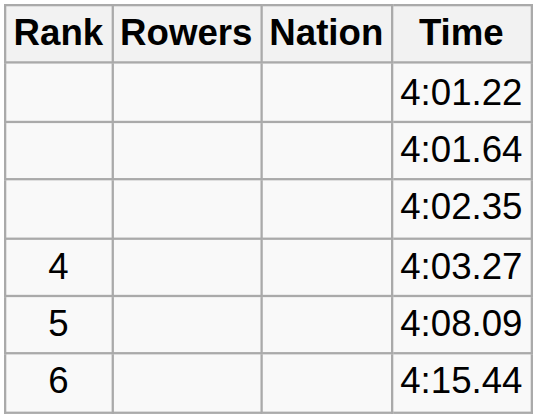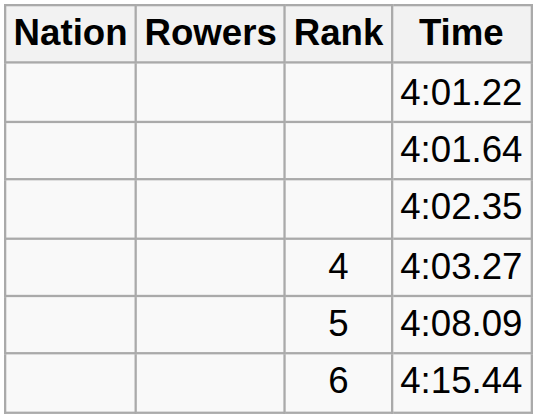columns swapped: (58, 33) <-> (326, 33)
